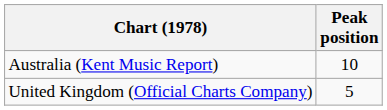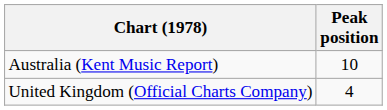(349, 91) 5 -> (349, 91) 4
